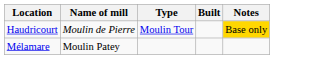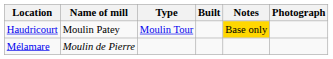+ column: (299, 12)
(99, 29) Moulin de Pierre -> (91, 29) Moulin Patey
(91, 46) Moulin Patey -> (99, 46) Moulin de Pierre
